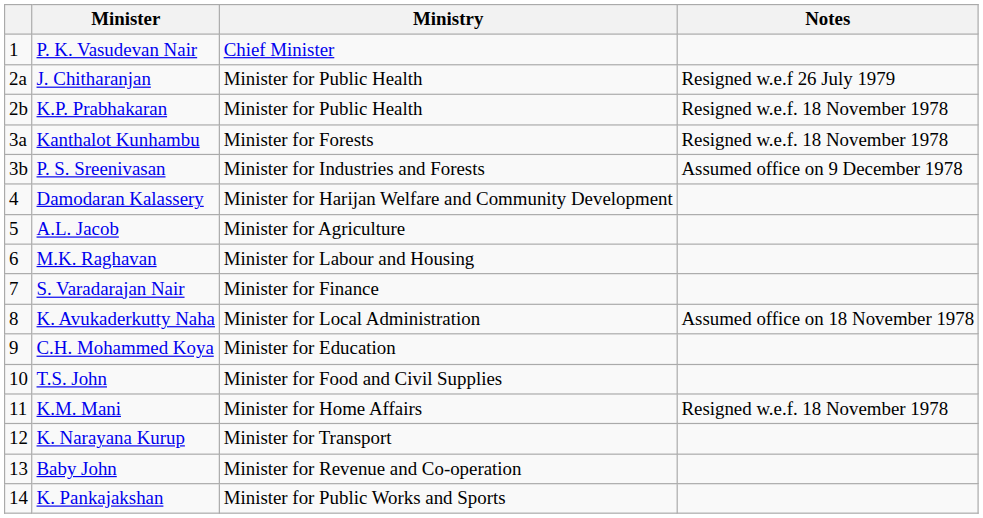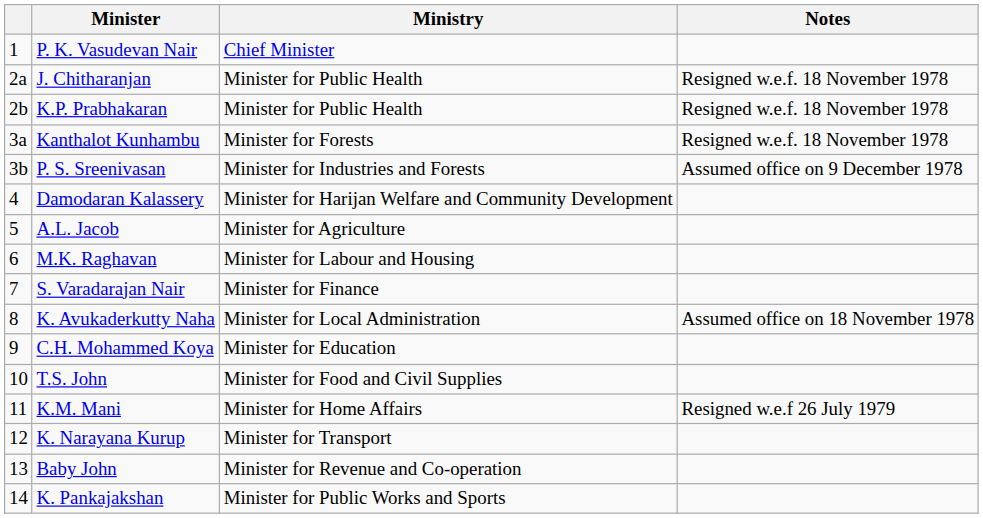(788, 79) Resigned w.e.f 26 July 1979 -> (815, 79) Resigned w.e.f. 18 November 1978
(815, 408) Resigned w.e.f. 18 November 1978 -> (788, 408) Resigned w.e.f 26 July 1979
